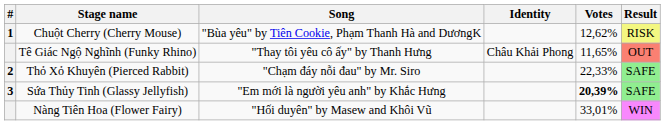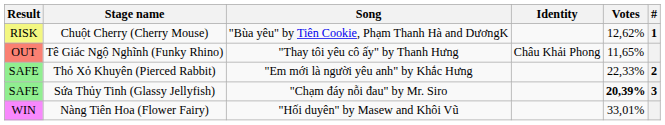columns swapped: (10, 14) <-> (641, 14)
(341, 71) "Chạm đáy nỗi đau" by Mr. Siro -> (369, 71) "Em mới là người yêu anh" by Khắc Hưng
(342, 91) "Em mới là người yêu anh" by Khắc Hưng -> (369, 91) "Chạm đáy nỗi đau" by Mr. Siro
